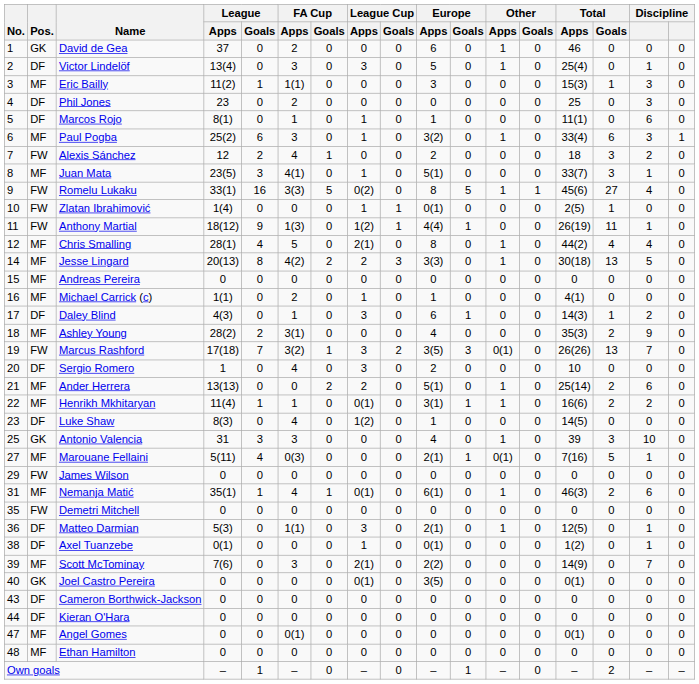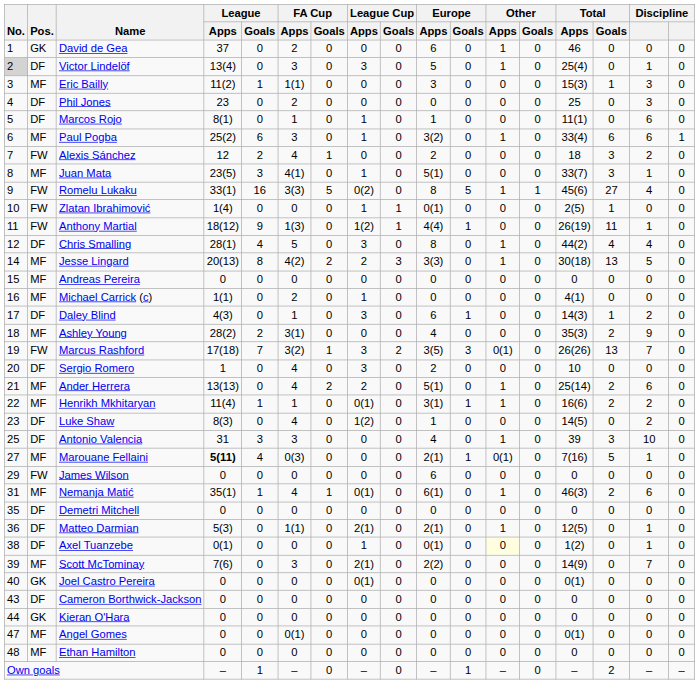(10, 66) no background -> (10, 66) lightgrey background
(649, 137) 3 -> (649, 137) 6
(38, 244) MF -> (38, 244) DF
(364, 244) 2(1) -> (364, 244) 3
(433, 297) 1 -> (433, 297) 0
(294, 386) 0 -> (294, 386) 4
(649, 421) 0 -> (649, 421) 2
(38, 439) GK -> (38, 439) DF
(223, 457) normal -> (223, 457) bold
(433, 475) 0 -> (433, 475) 6
(39, 510) FW -> (38, 510) DF
(364, 528) 3 -> (364, 528) 2(1)
(503, 546) no background -> (503, 546) lightyellow background
(433, 581) 3(5) -> (433, 581) 0
(38, 617) DF -> (38, 617) GK
